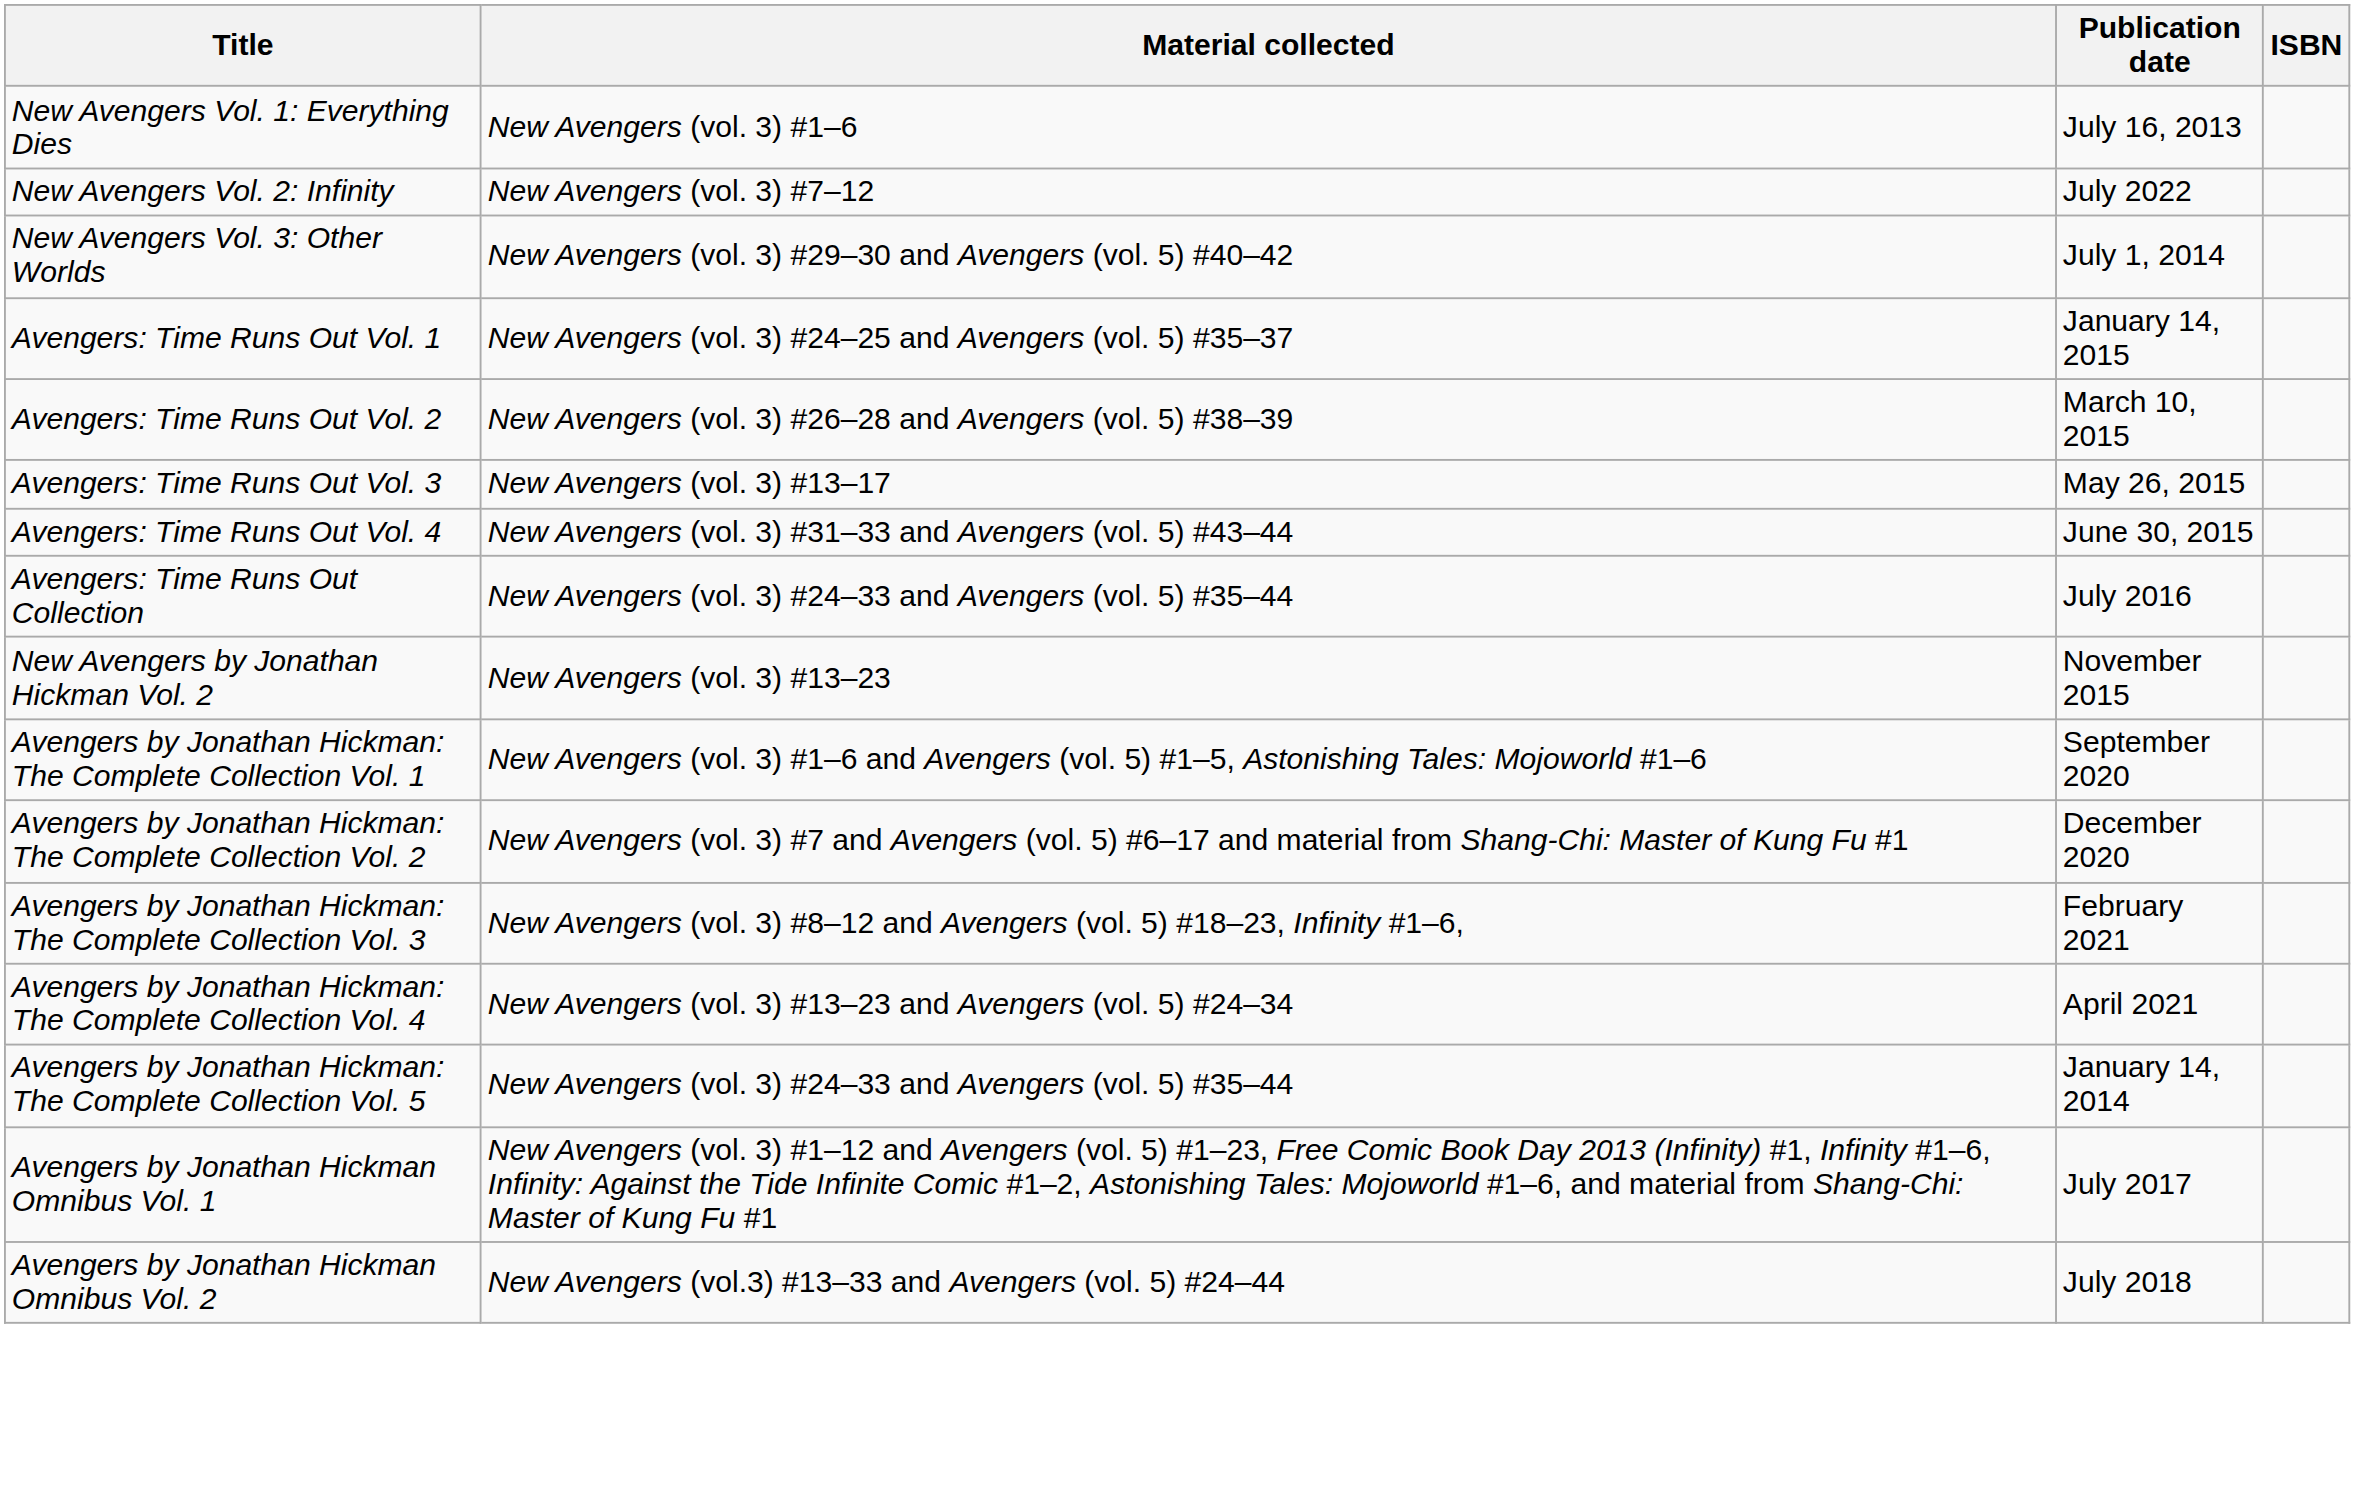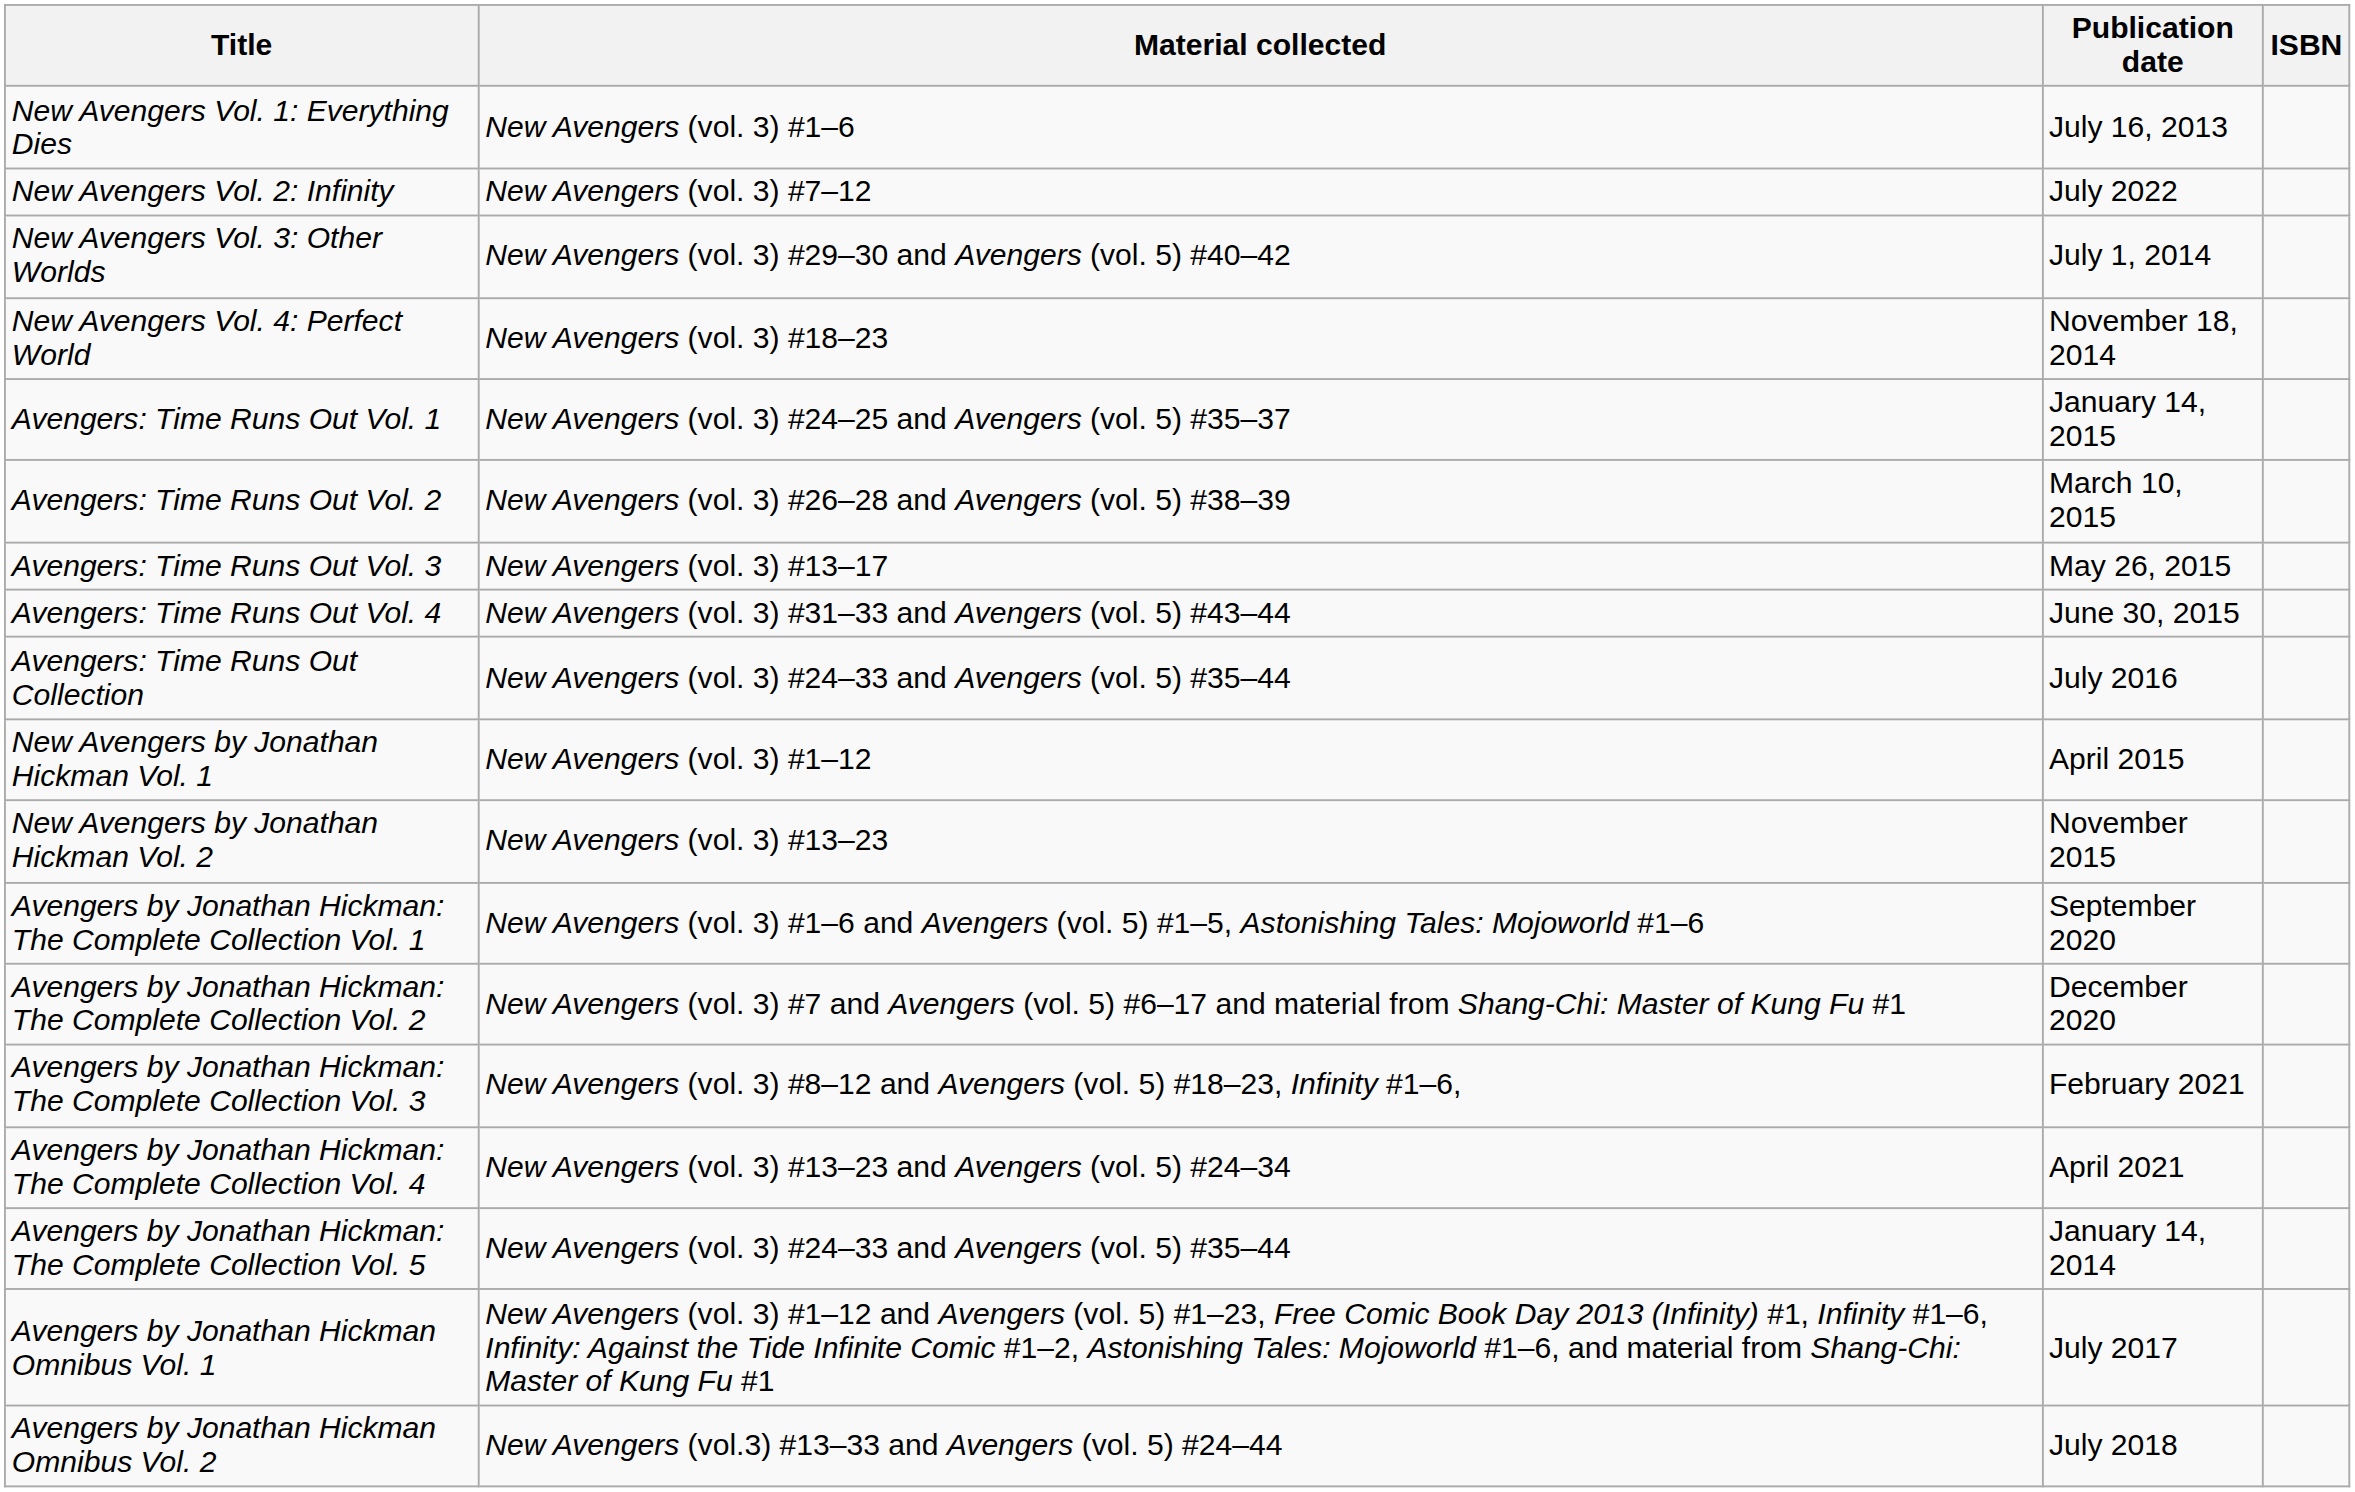+ row: (207, 337)
+ row: (195, 759)
